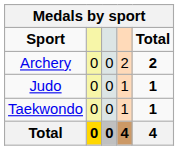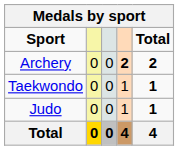(125, 63) normal -> (125, 63) bold
rows swapped: (46, 86) <-> (46, 109)
